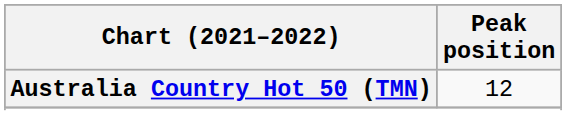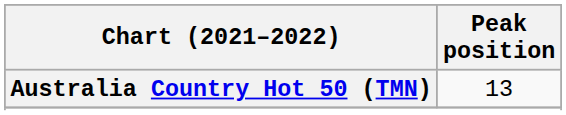(499, 89) 12 -> (499, 89) 13
